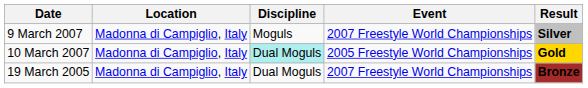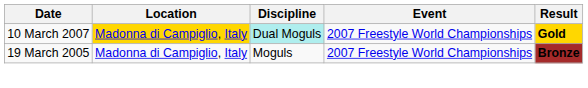- row: (45, 33)
(171, 53) no background -> (171, 33) gold background
(430, 53) 2005 Freestyle World Championships -> (430, 33) 2007 Freestyle World Championships
(287, 72) Dual Moguls -> (273, 53) Moguls
